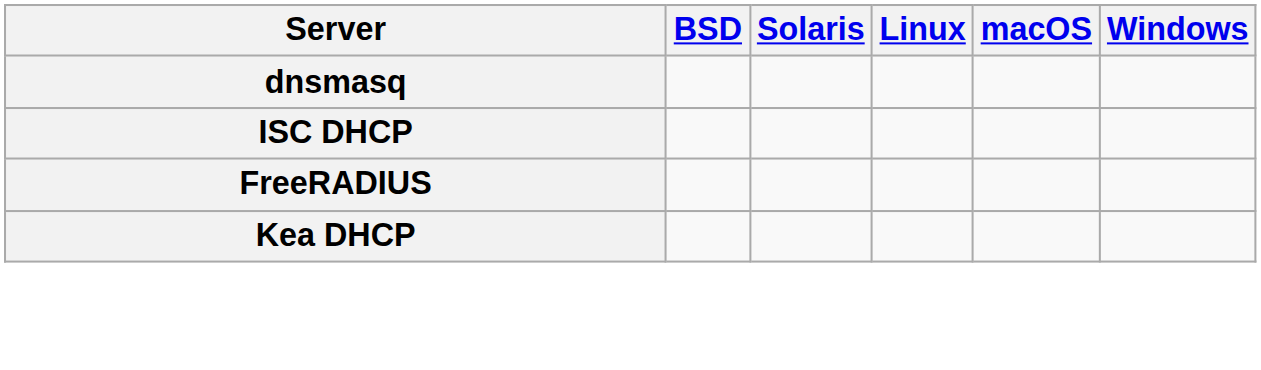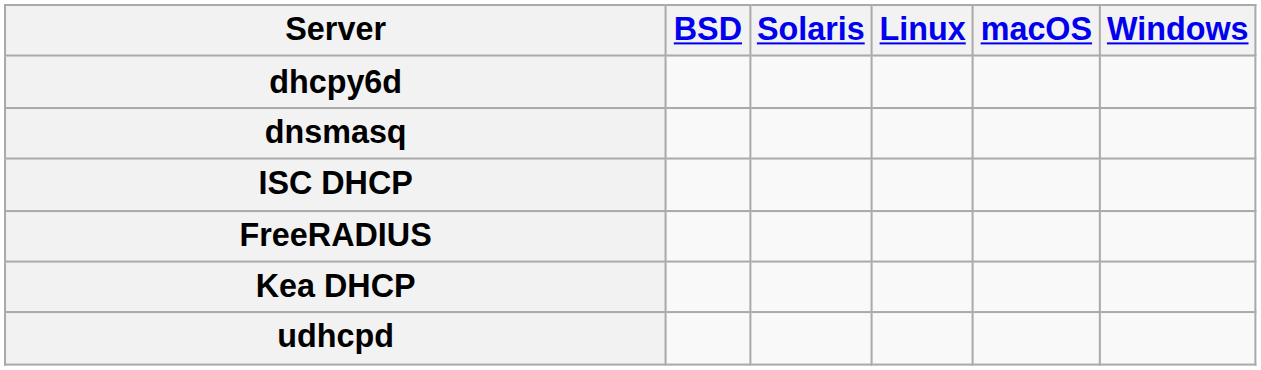+ row: (336, 81)
+ row: (336, 337)
